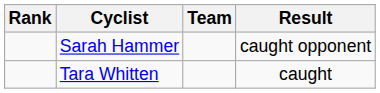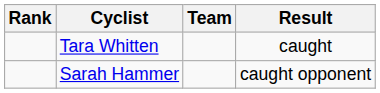rows swapped: (119, 46) <-> (109, 74)
